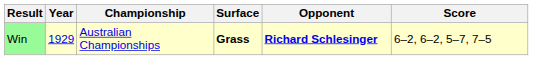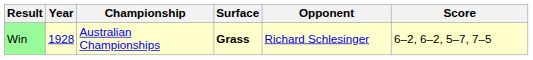(61, 38) 1929 -> (61, 38) 1928
(321, 38) bold -> (317, 38) normal
